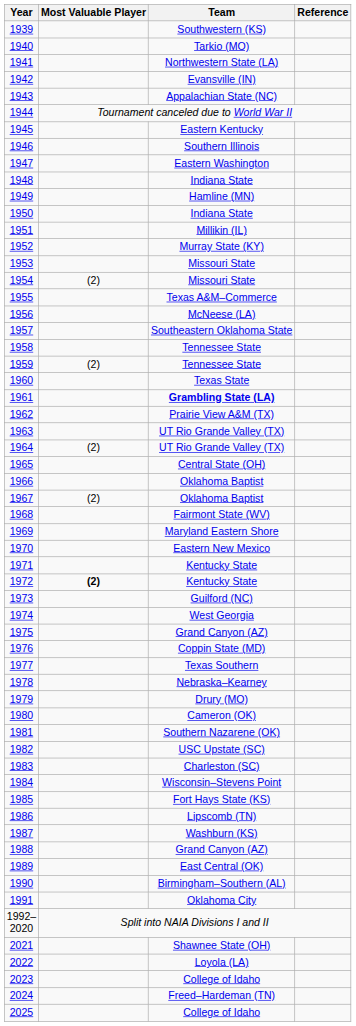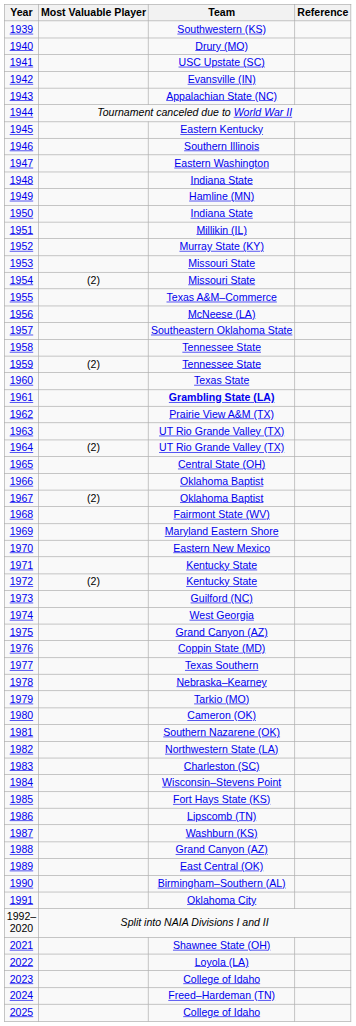(222, 46) Tarkio (MO) -> (222, 46) Drury (MO)
(222, 63) Northwestern State (LA) -> (222, 63) USC Upstate (SC)
(94, 582) bold -> (94, 582) normal
(222, 699) Drury (MO) -> (222, 699) Tarkio (MO)
(222, 749) USC Upstate (SC) -> (222, 749) Northwestern State (LA)
